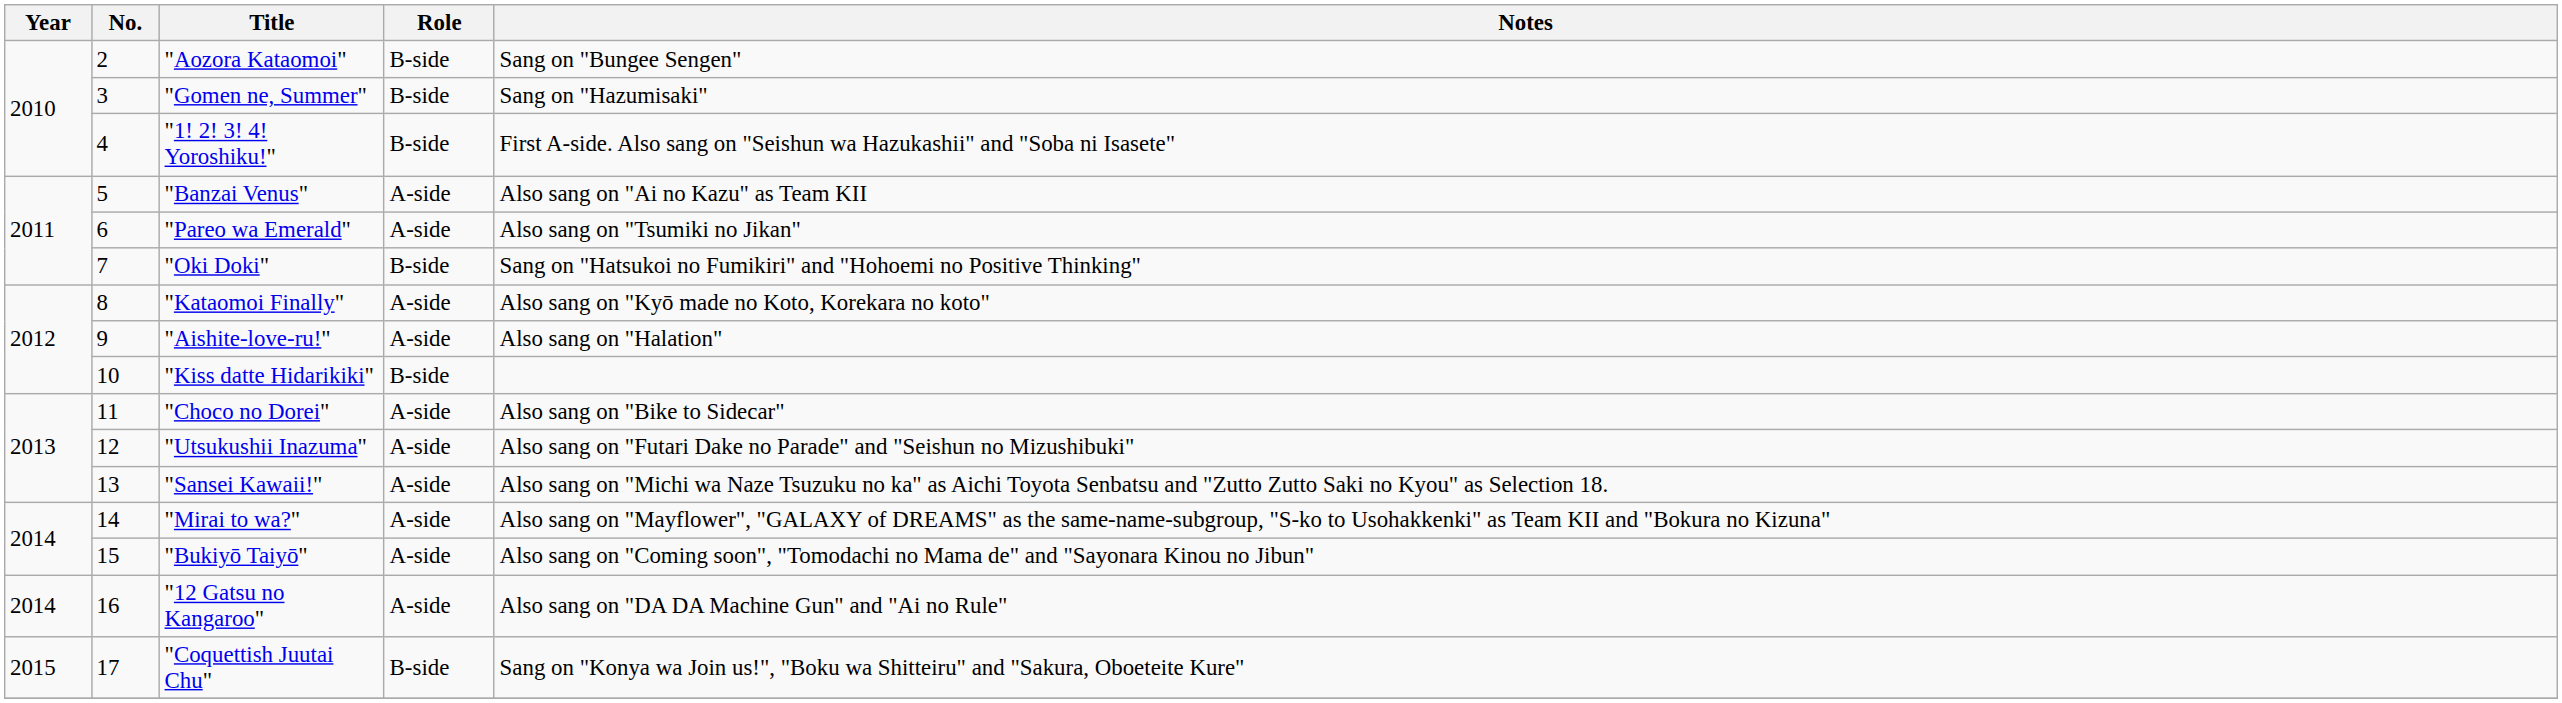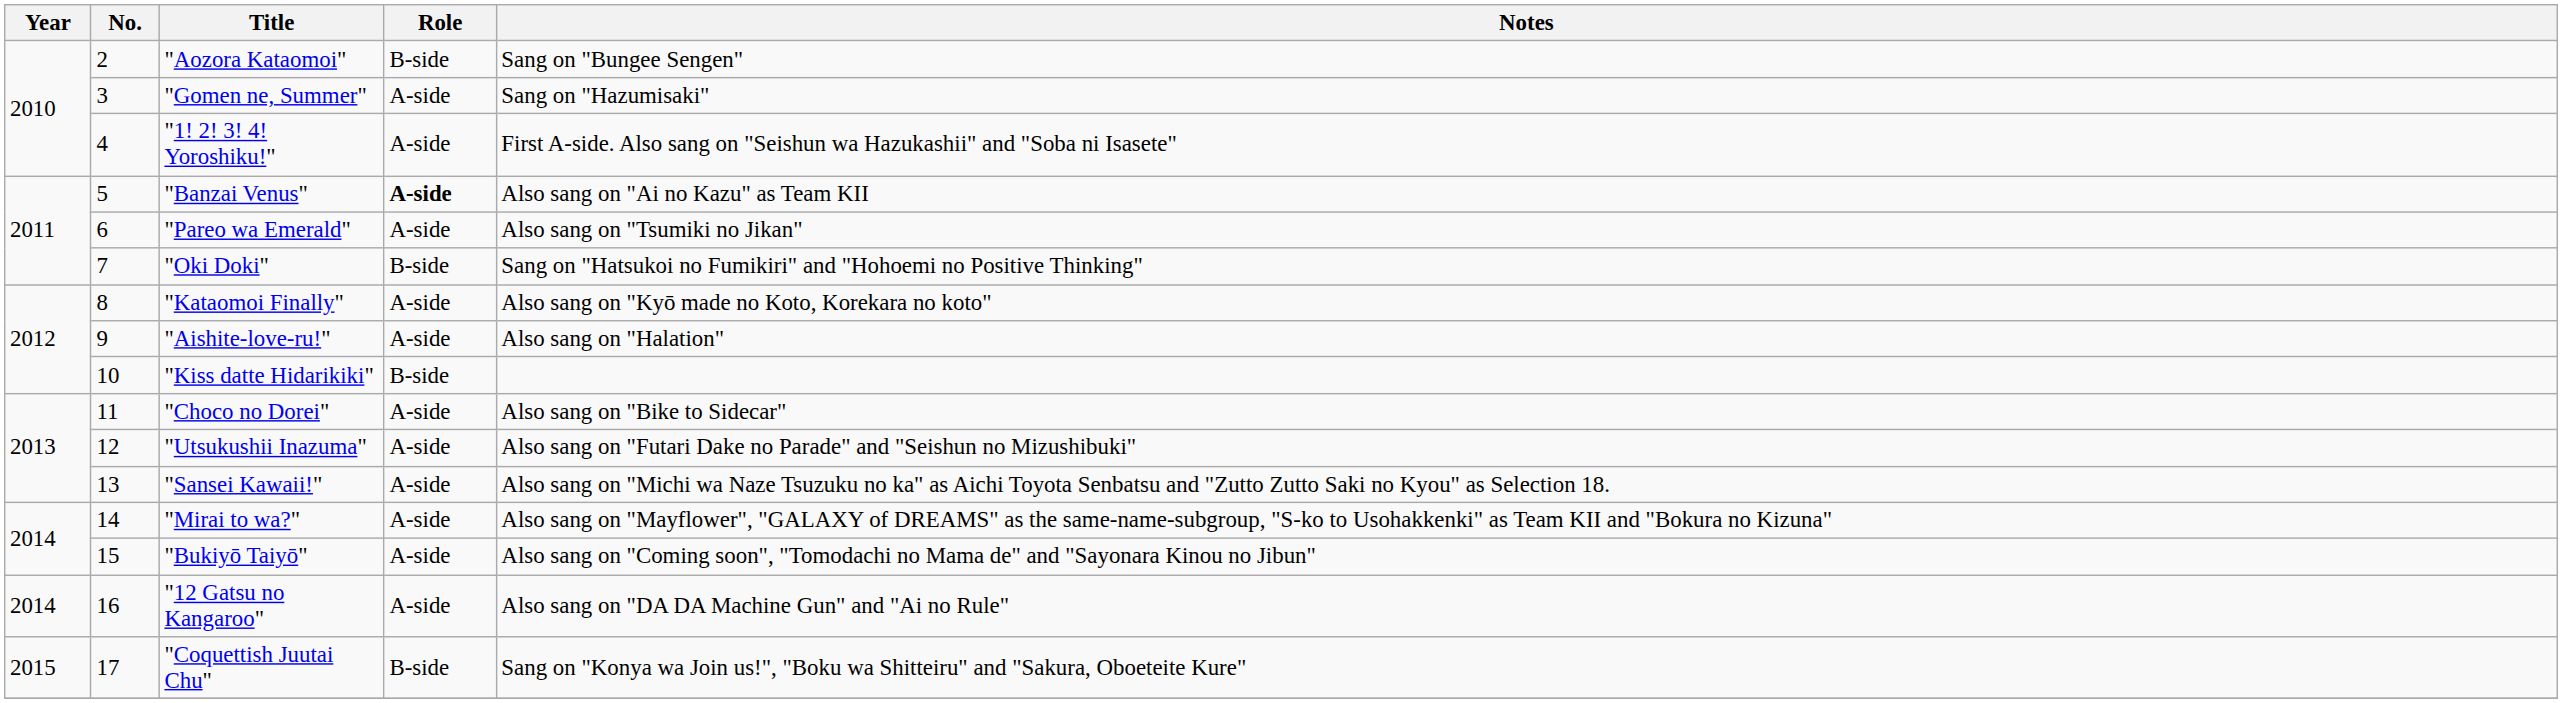(419, 95) B-side -> (420, 95) A-side
(419, 144) B-side -> (420, 144) A-side
(420, 193) normal -> (421, 193) bold
